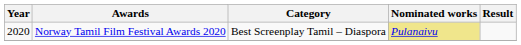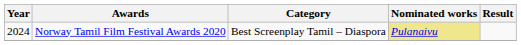(18, 31) 2020 -> (18, 31) 2024
